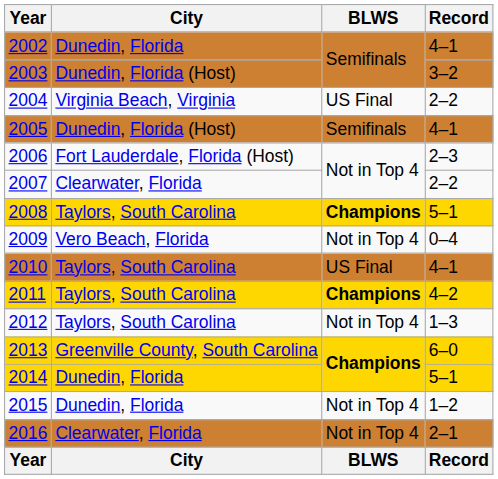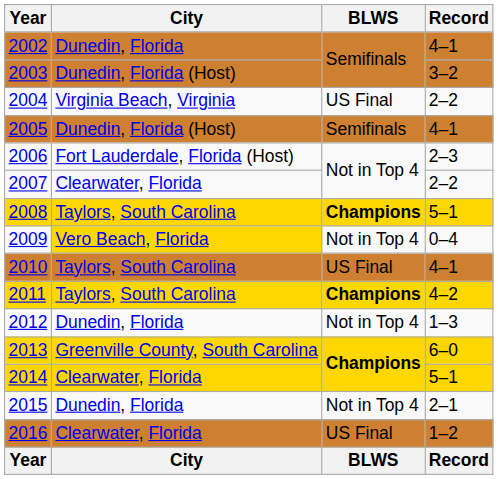(132, 239) no background -> (132, 239) gold background
(146, 322) Taylors, South Carolina -> (119, 322) Dunedin, Florida
(119, 377) Dunedin, Florida -> (129, 377) Clearwater, Florida
(443, 405) 1–2 -> (443, 405) 2–1
(372, 433) Not in Top 4 -> (359, 433) US Final
(443, 433) 2–1 -> (443, 433) 1–2
